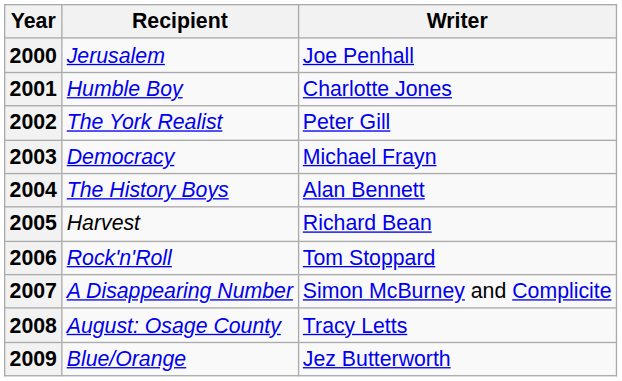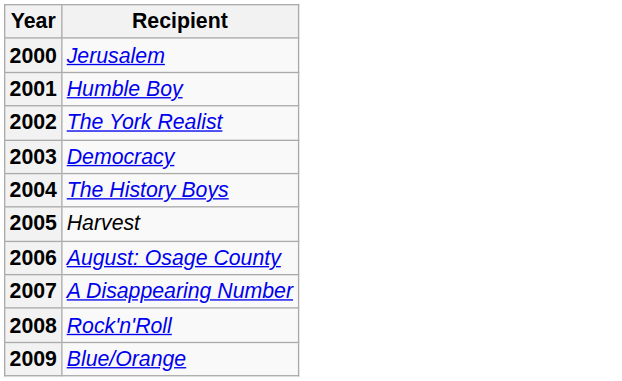- column: (457, 21)
(119, 257) Rock'n'Roll -> (174, 257) August: Osage County
(174, 325) August: Osage County -> (119, 325) Rock'n'Roll
